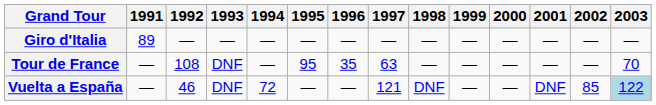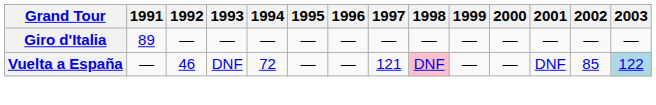- row: (65, 64)
(429, 87) no background -> (429, 64) pink background
